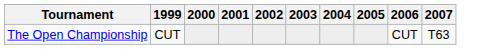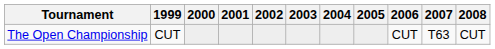+ column: (473, 15)
